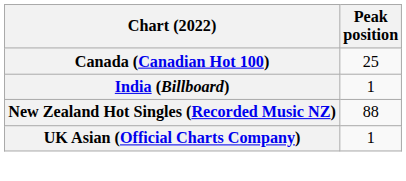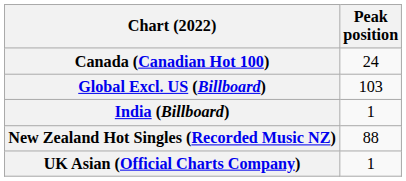(371, 61) 25 -> (371, 61) 24
+ row: (172, 86)
